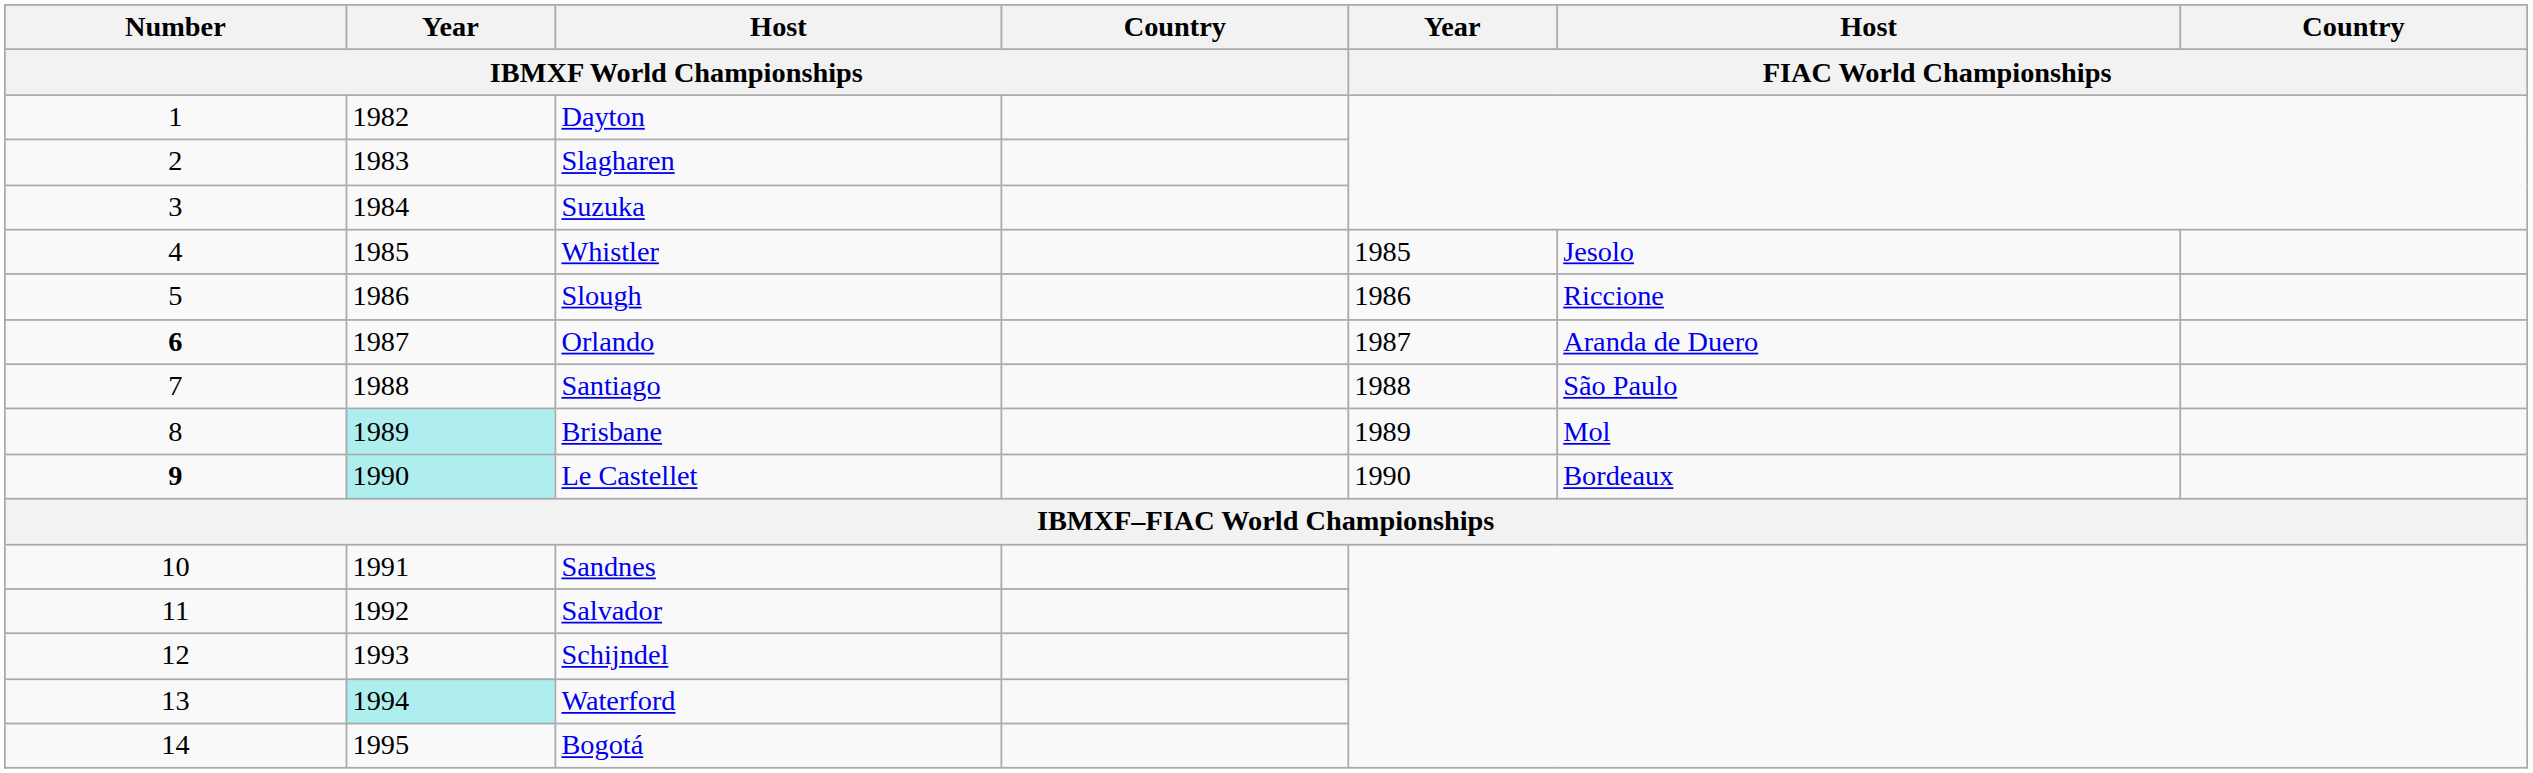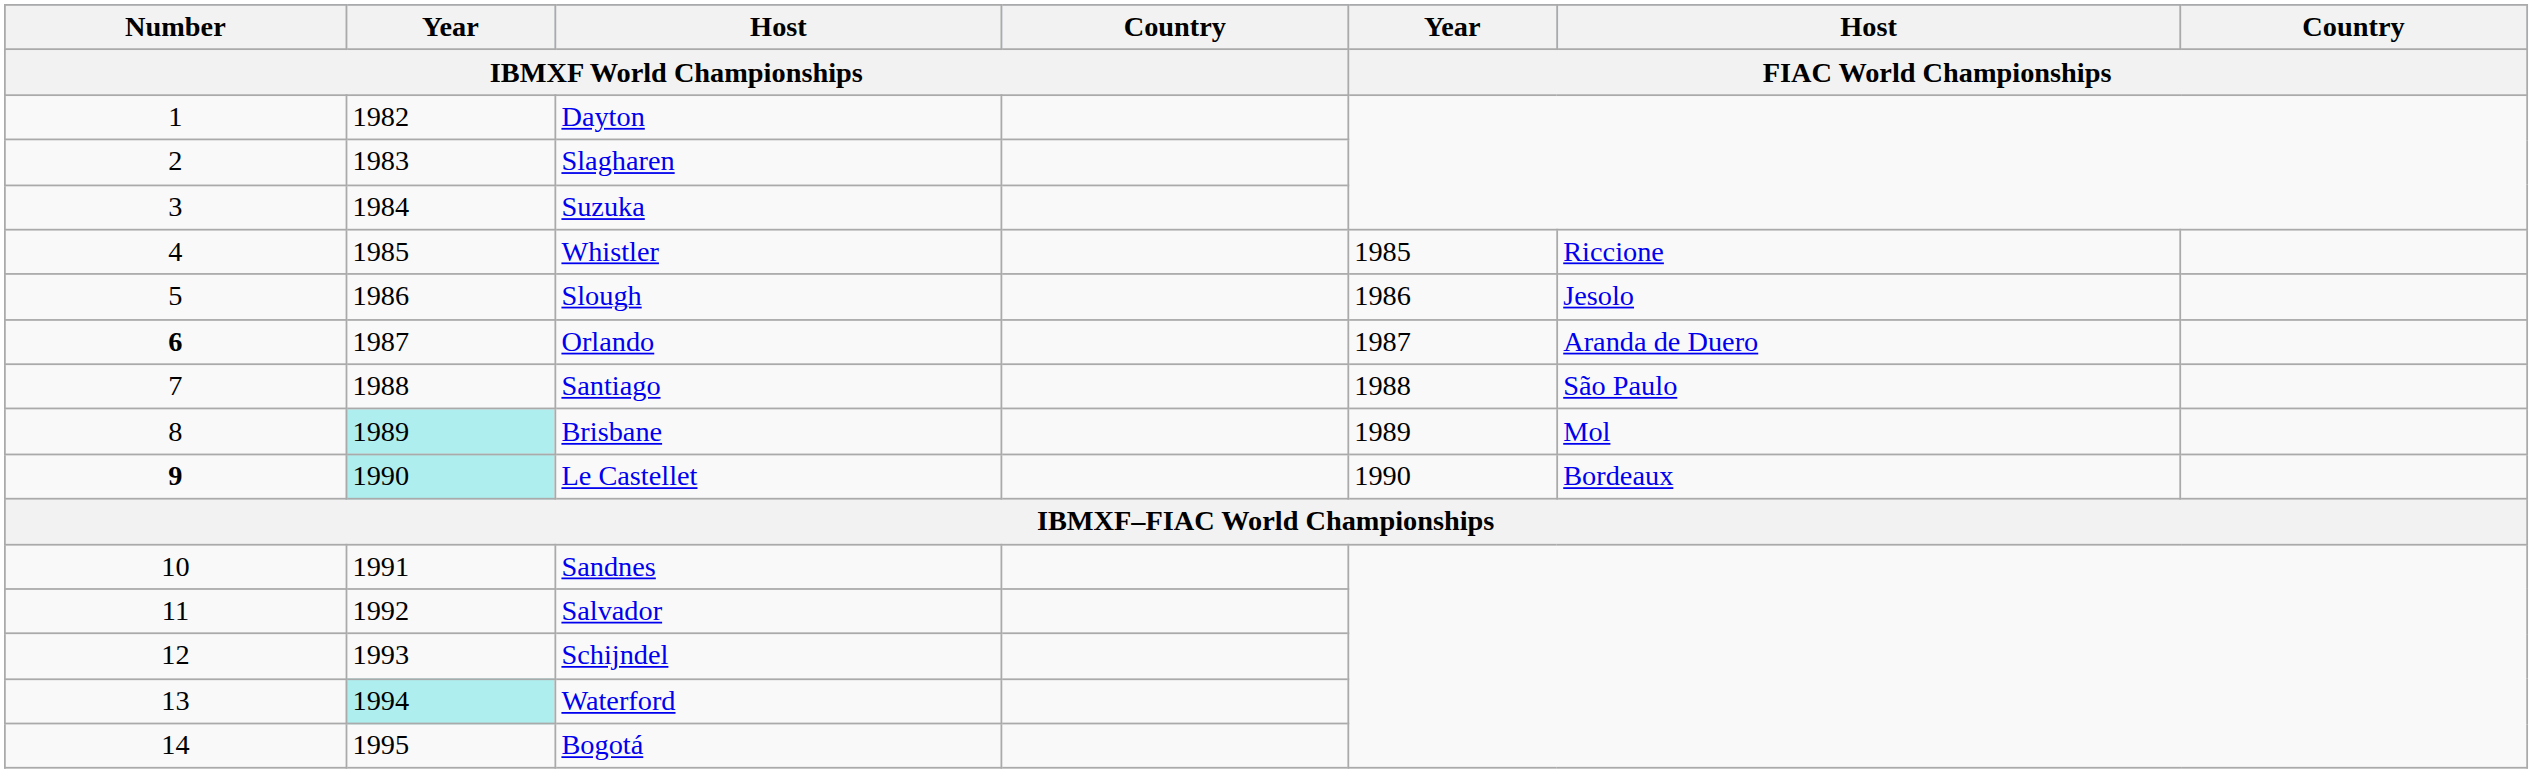(1599, 251) Jesolo -> (1614, 251) Riccione
(1614, 296) Riccione -> (1599, 296) Jesolo
